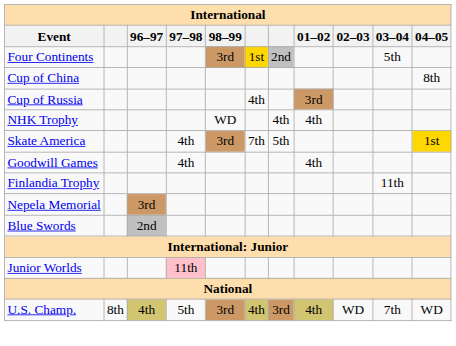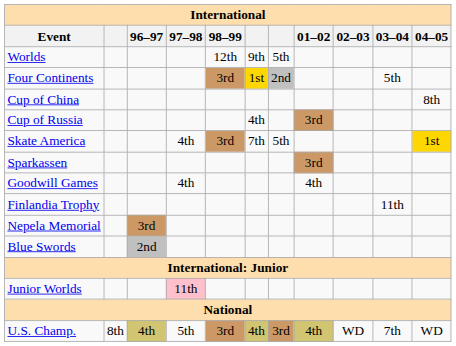+ row: (26, 57)
- row: (43, 120)
+ row: (37, 162)
